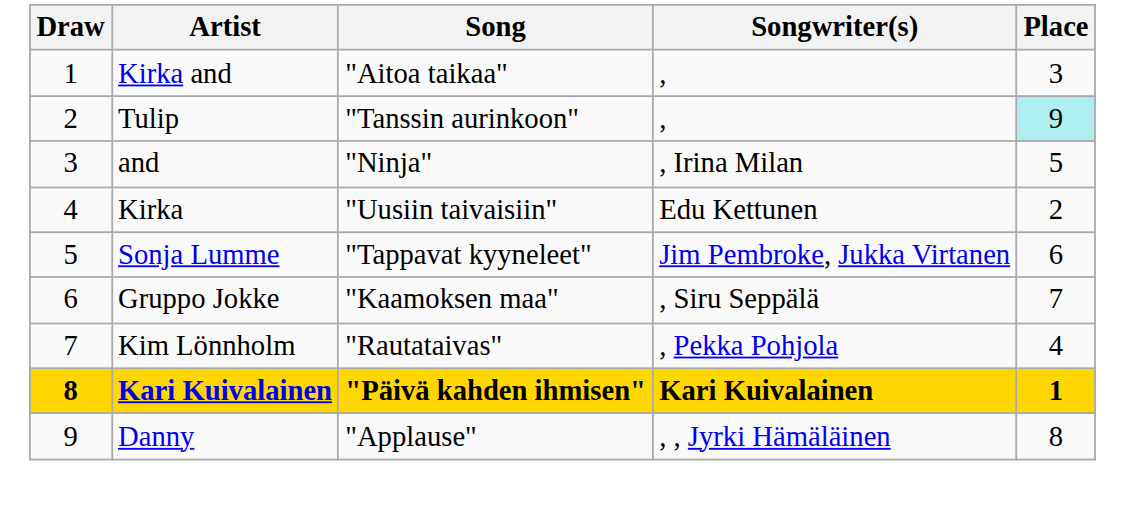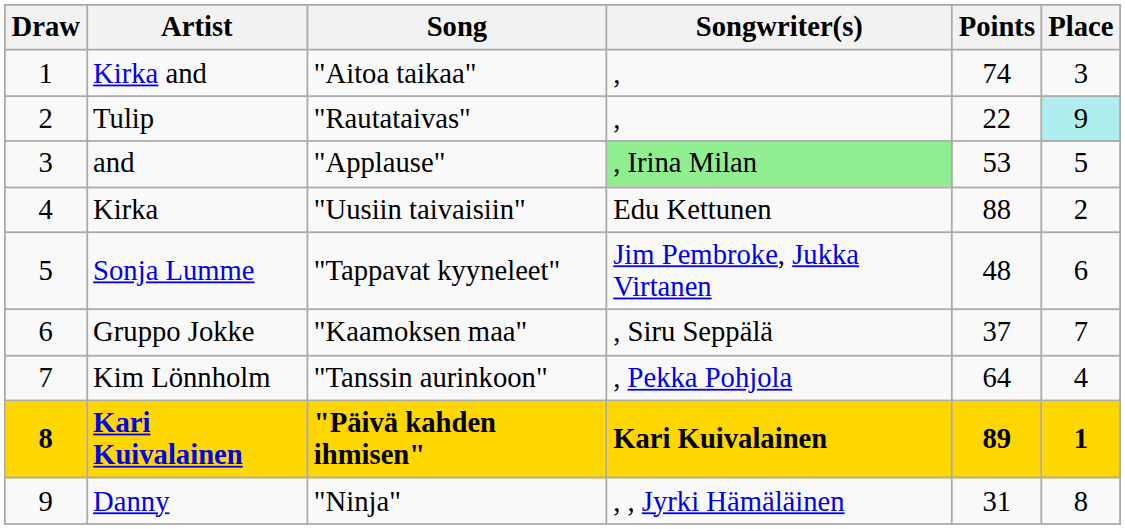+ column: (997, 27)
(462, 118) "Tanssin aurinkoon" -> (392, 118) "Rautataivas"
(389, 163) "Ninja" -> (380, 163) "Applause"
(731, 163) no background -> (685, 163) lightgreen background
(424, 345) "Rautataivas" -> (431, 377) "Tanssin aurinkoon"
(411, 436) "Applause" -> (357, 500) "Ninja"
